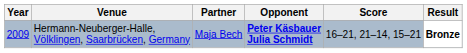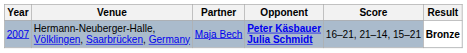(18, 34) 2009 -> (18, 34) 2007
